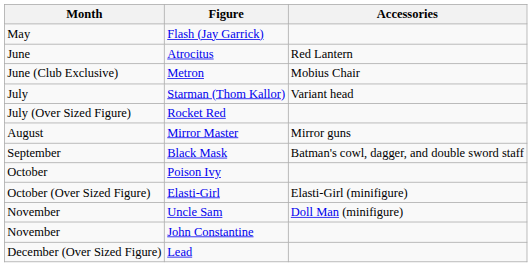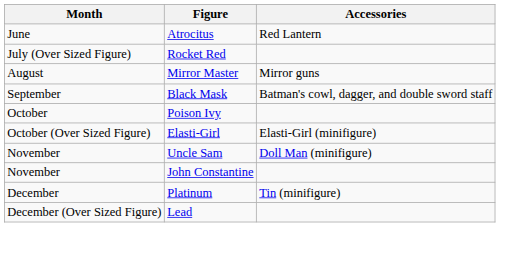- row: (215, 34)
- row: (186, 73)
- row: (226, 93)
+ row: (190, 192)
